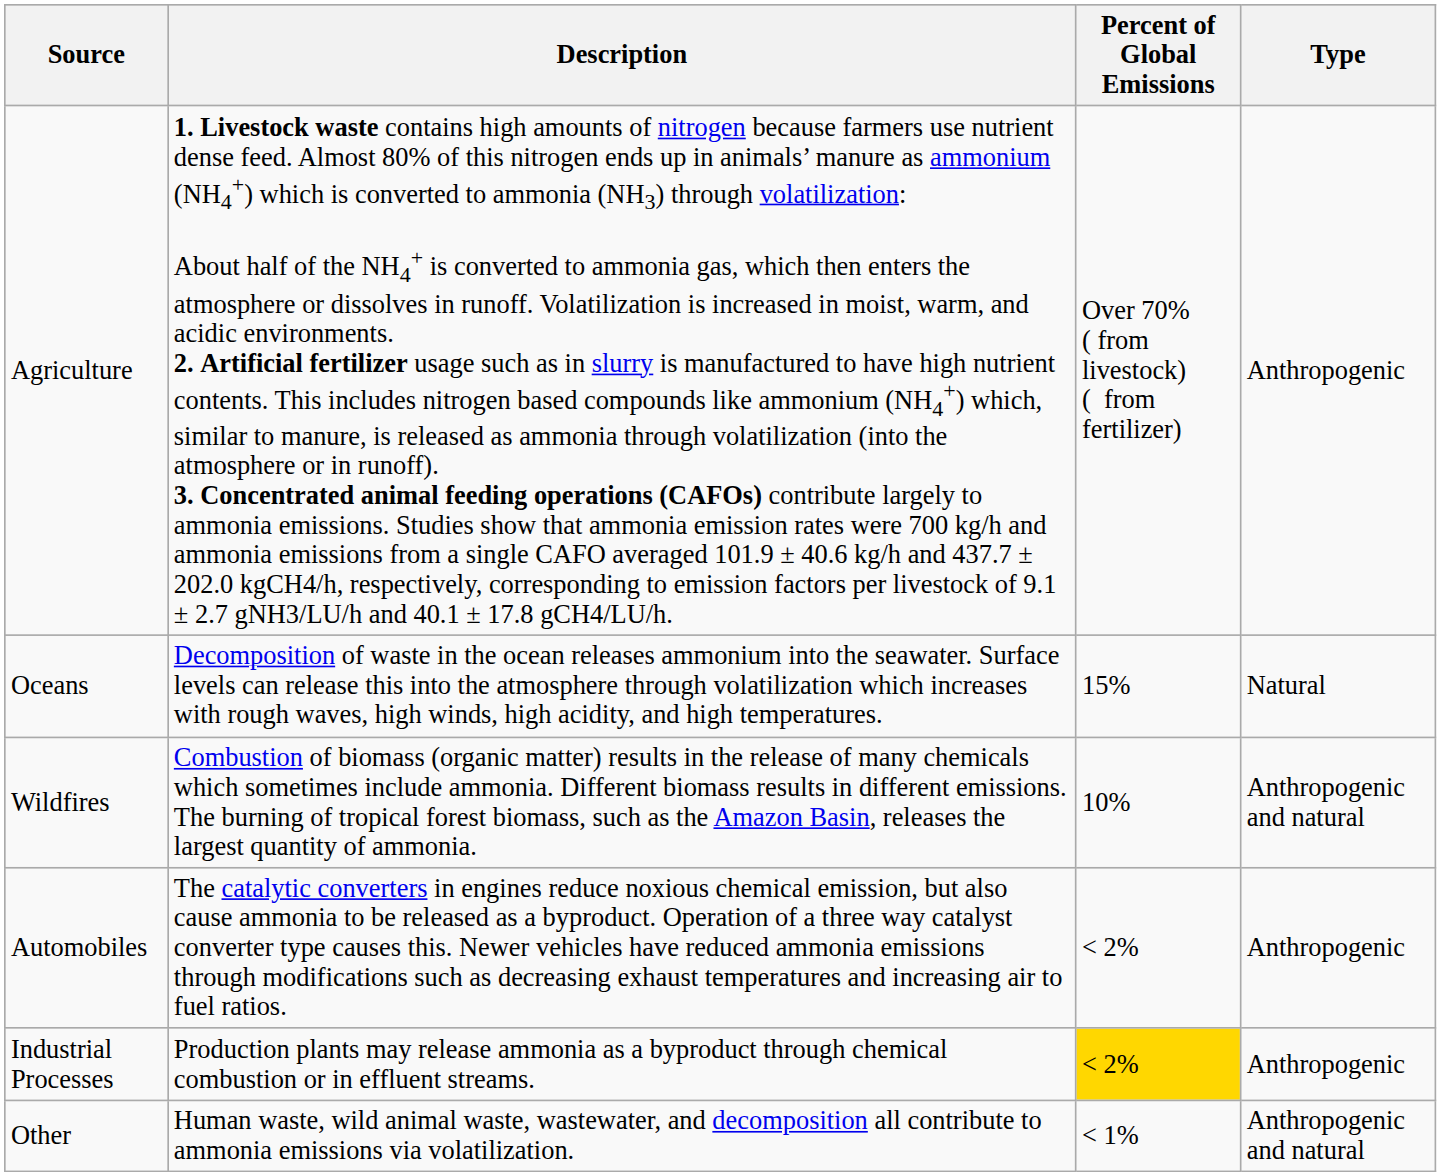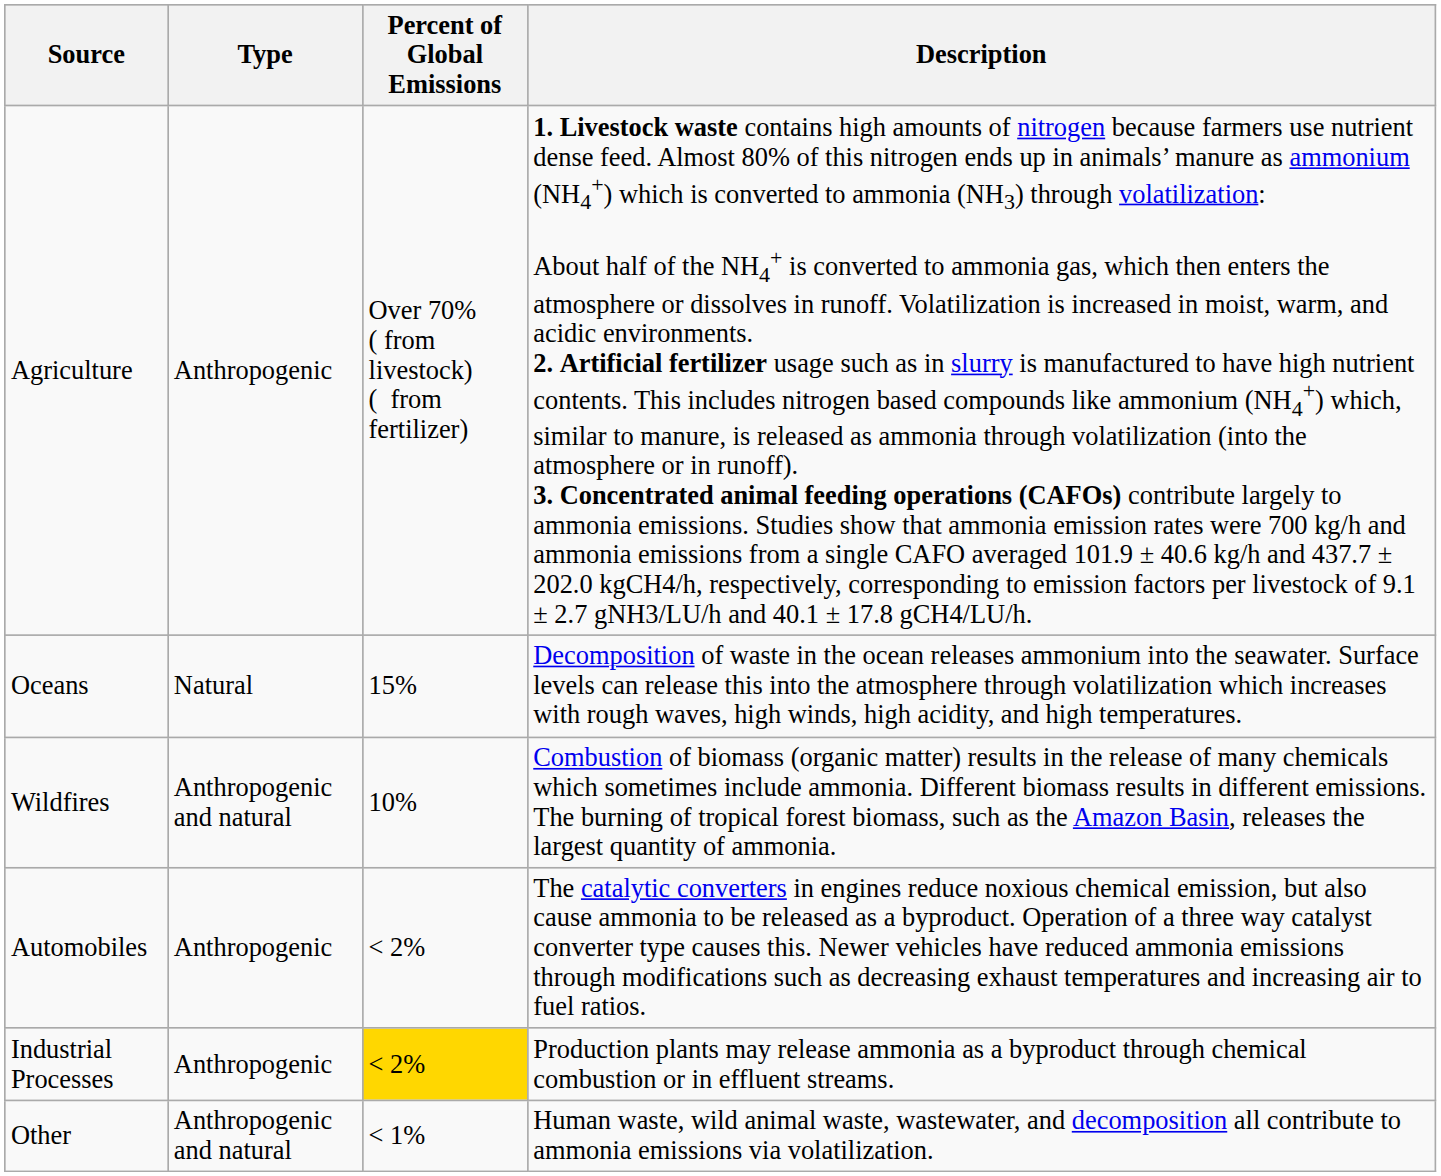columns swapped: (622, 55) <-> (1338, 55)
